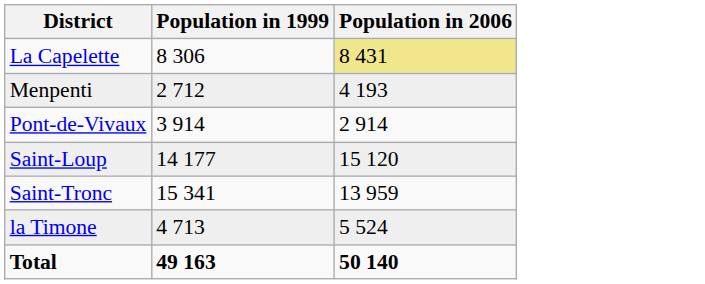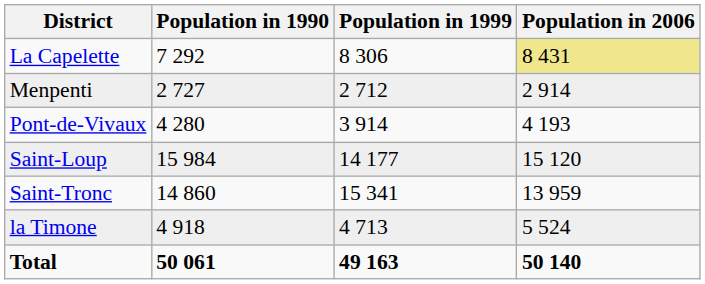+ column: (243, 21)
(363, 90) 4 193 -> (546, 90) 2 914
(363, 124) 2 914 -> (546, 124) 4 193
